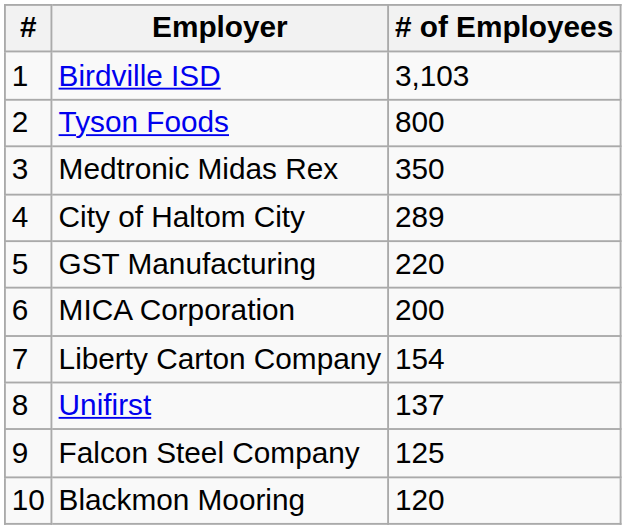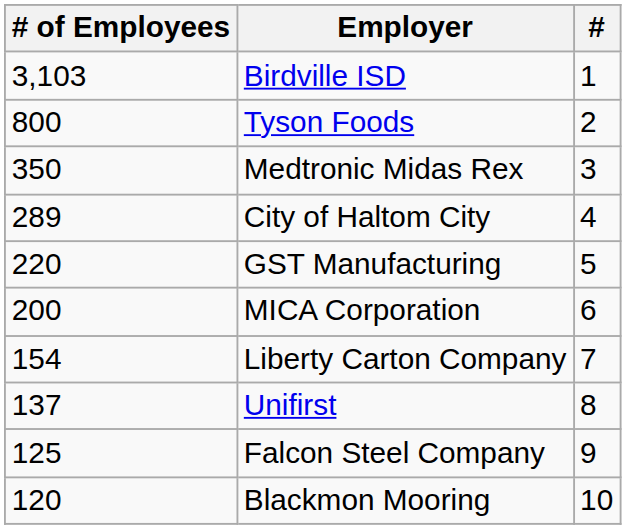columns swapped: (28, 28) <-> (504, 28)
